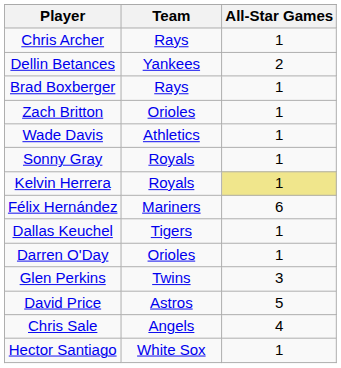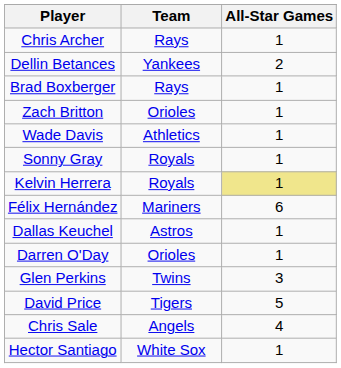(171, 231) Tigers -> (171, 231) Astros
(171, 302) Astros -> (171, 302) Tigers
